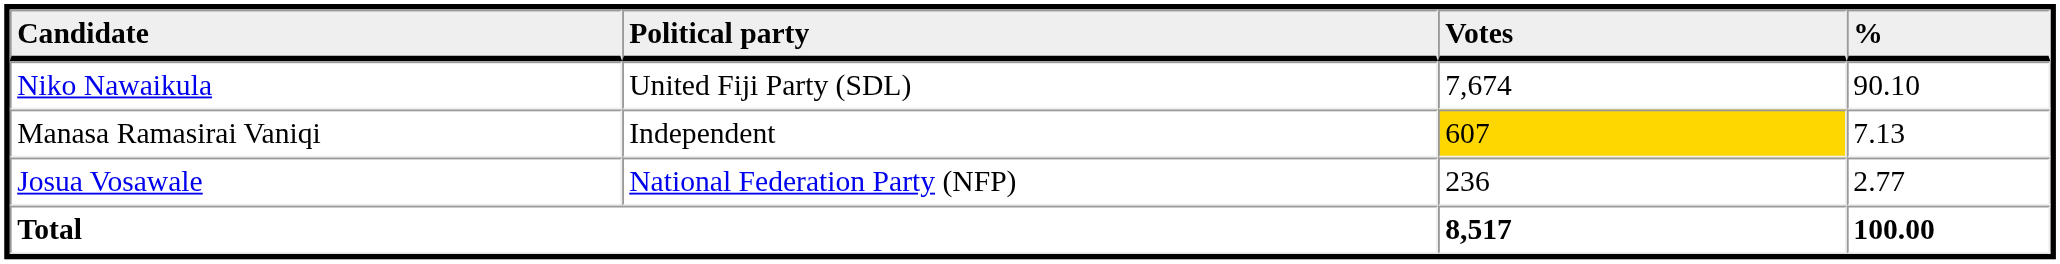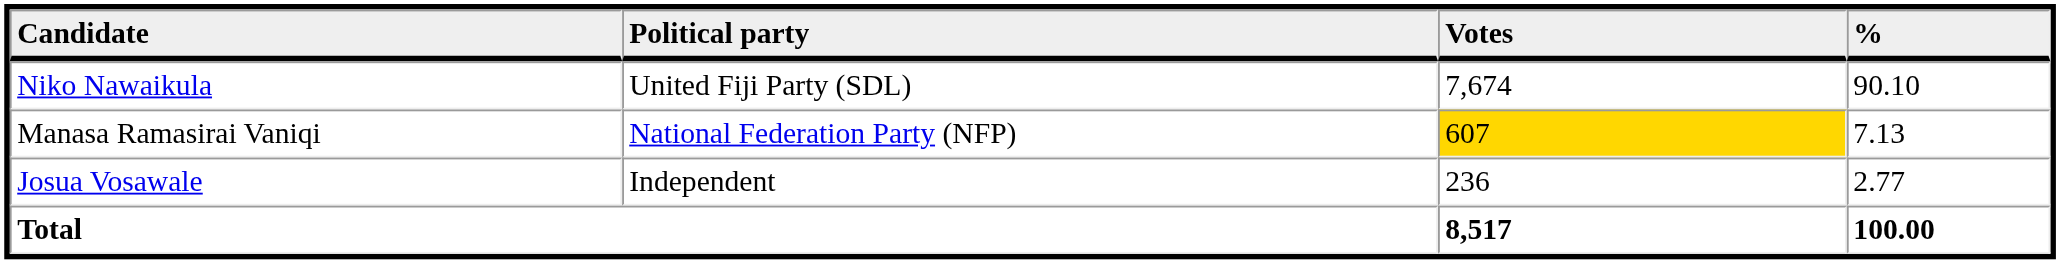(702, 133) Independent -> (823, 133) National Federation Party (NFP)
(823, 181) National Federation Party (NFP) -> (702, 181) Independent
